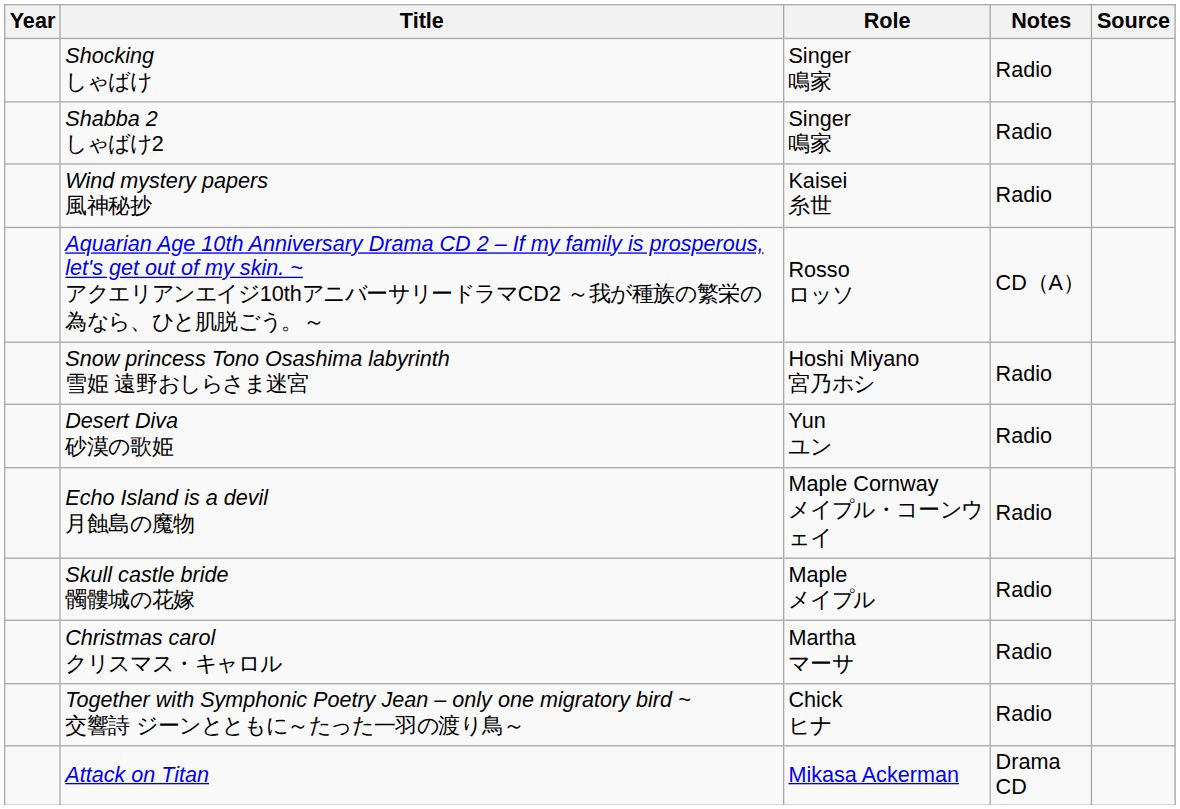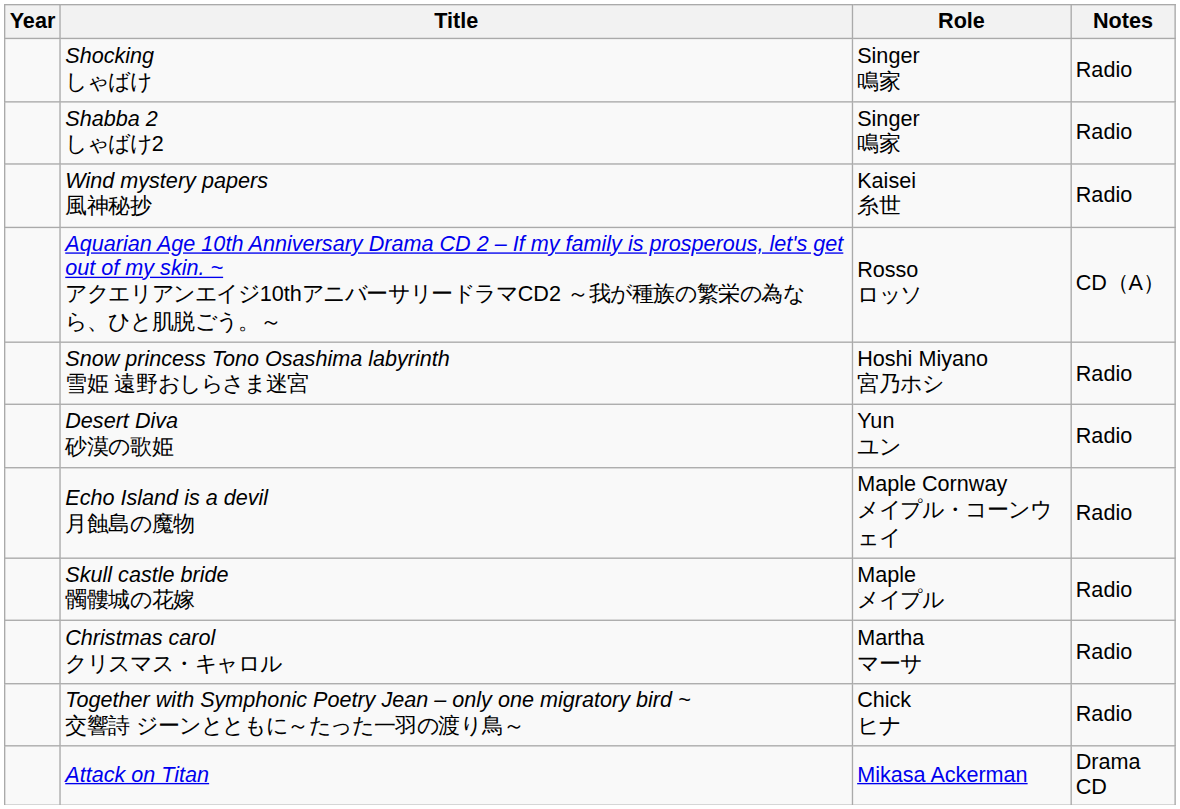- column: (1134, 21)
